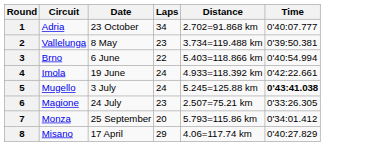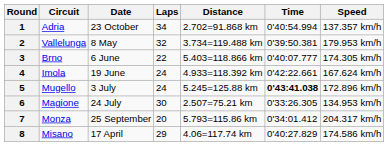+ column: (352, 12)
(292, 27) 0'40:07.777 -> (292, 27) 0'40:54.994
(161, 42) 23 -> (161, 42) 32
(292, 57) 0'40:54.994 -> (292, 57) 0'40:07.777
(161, 103) 23 -> (161, 103) 30
